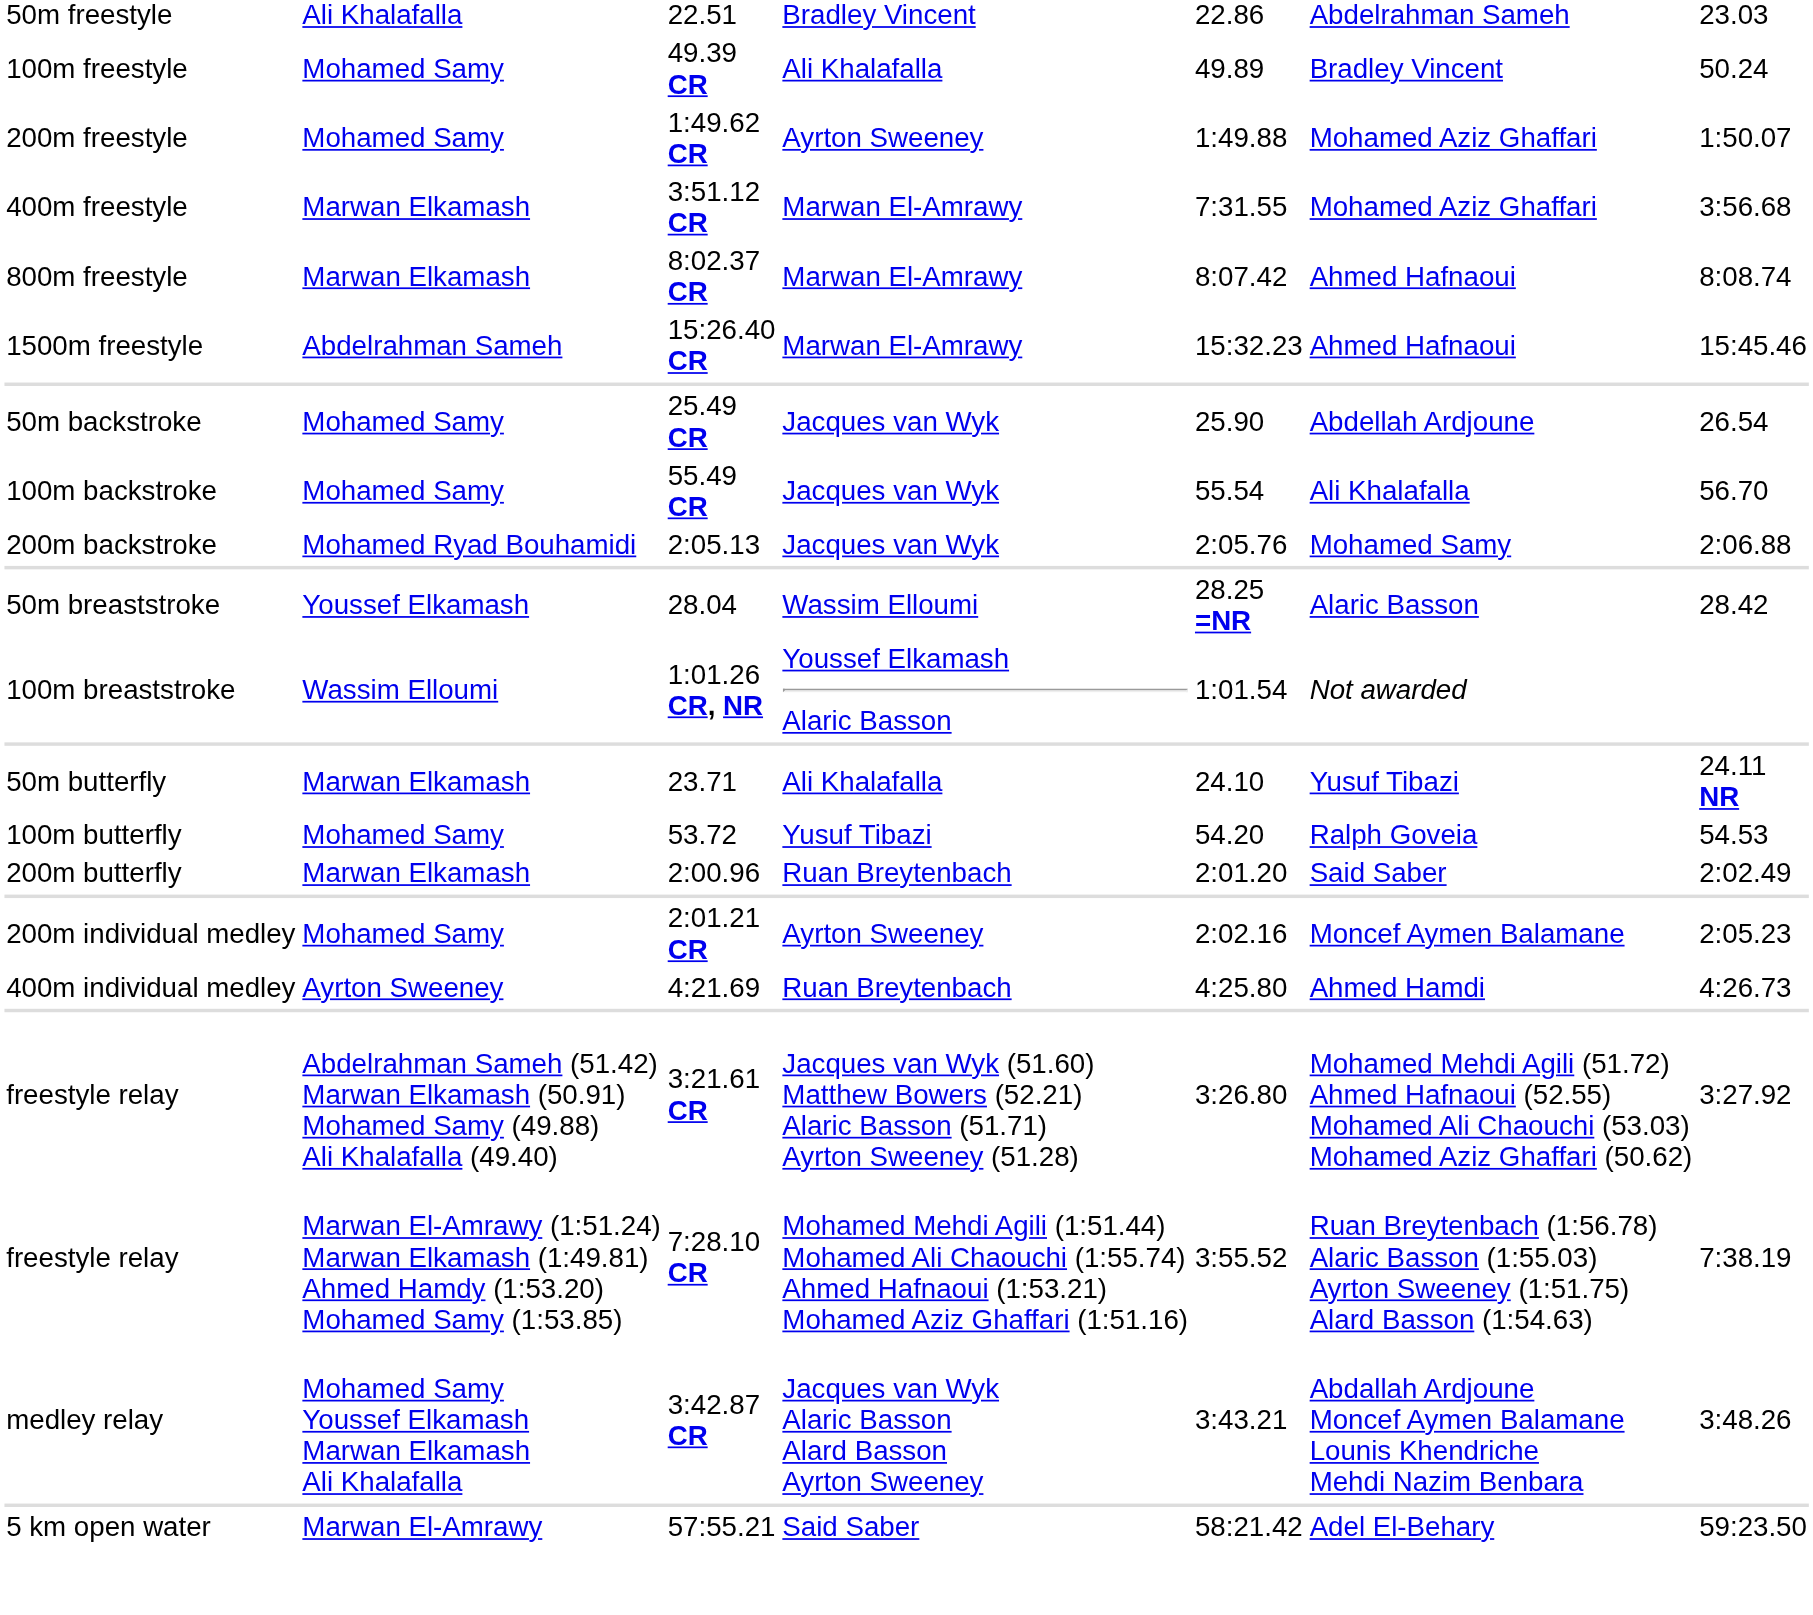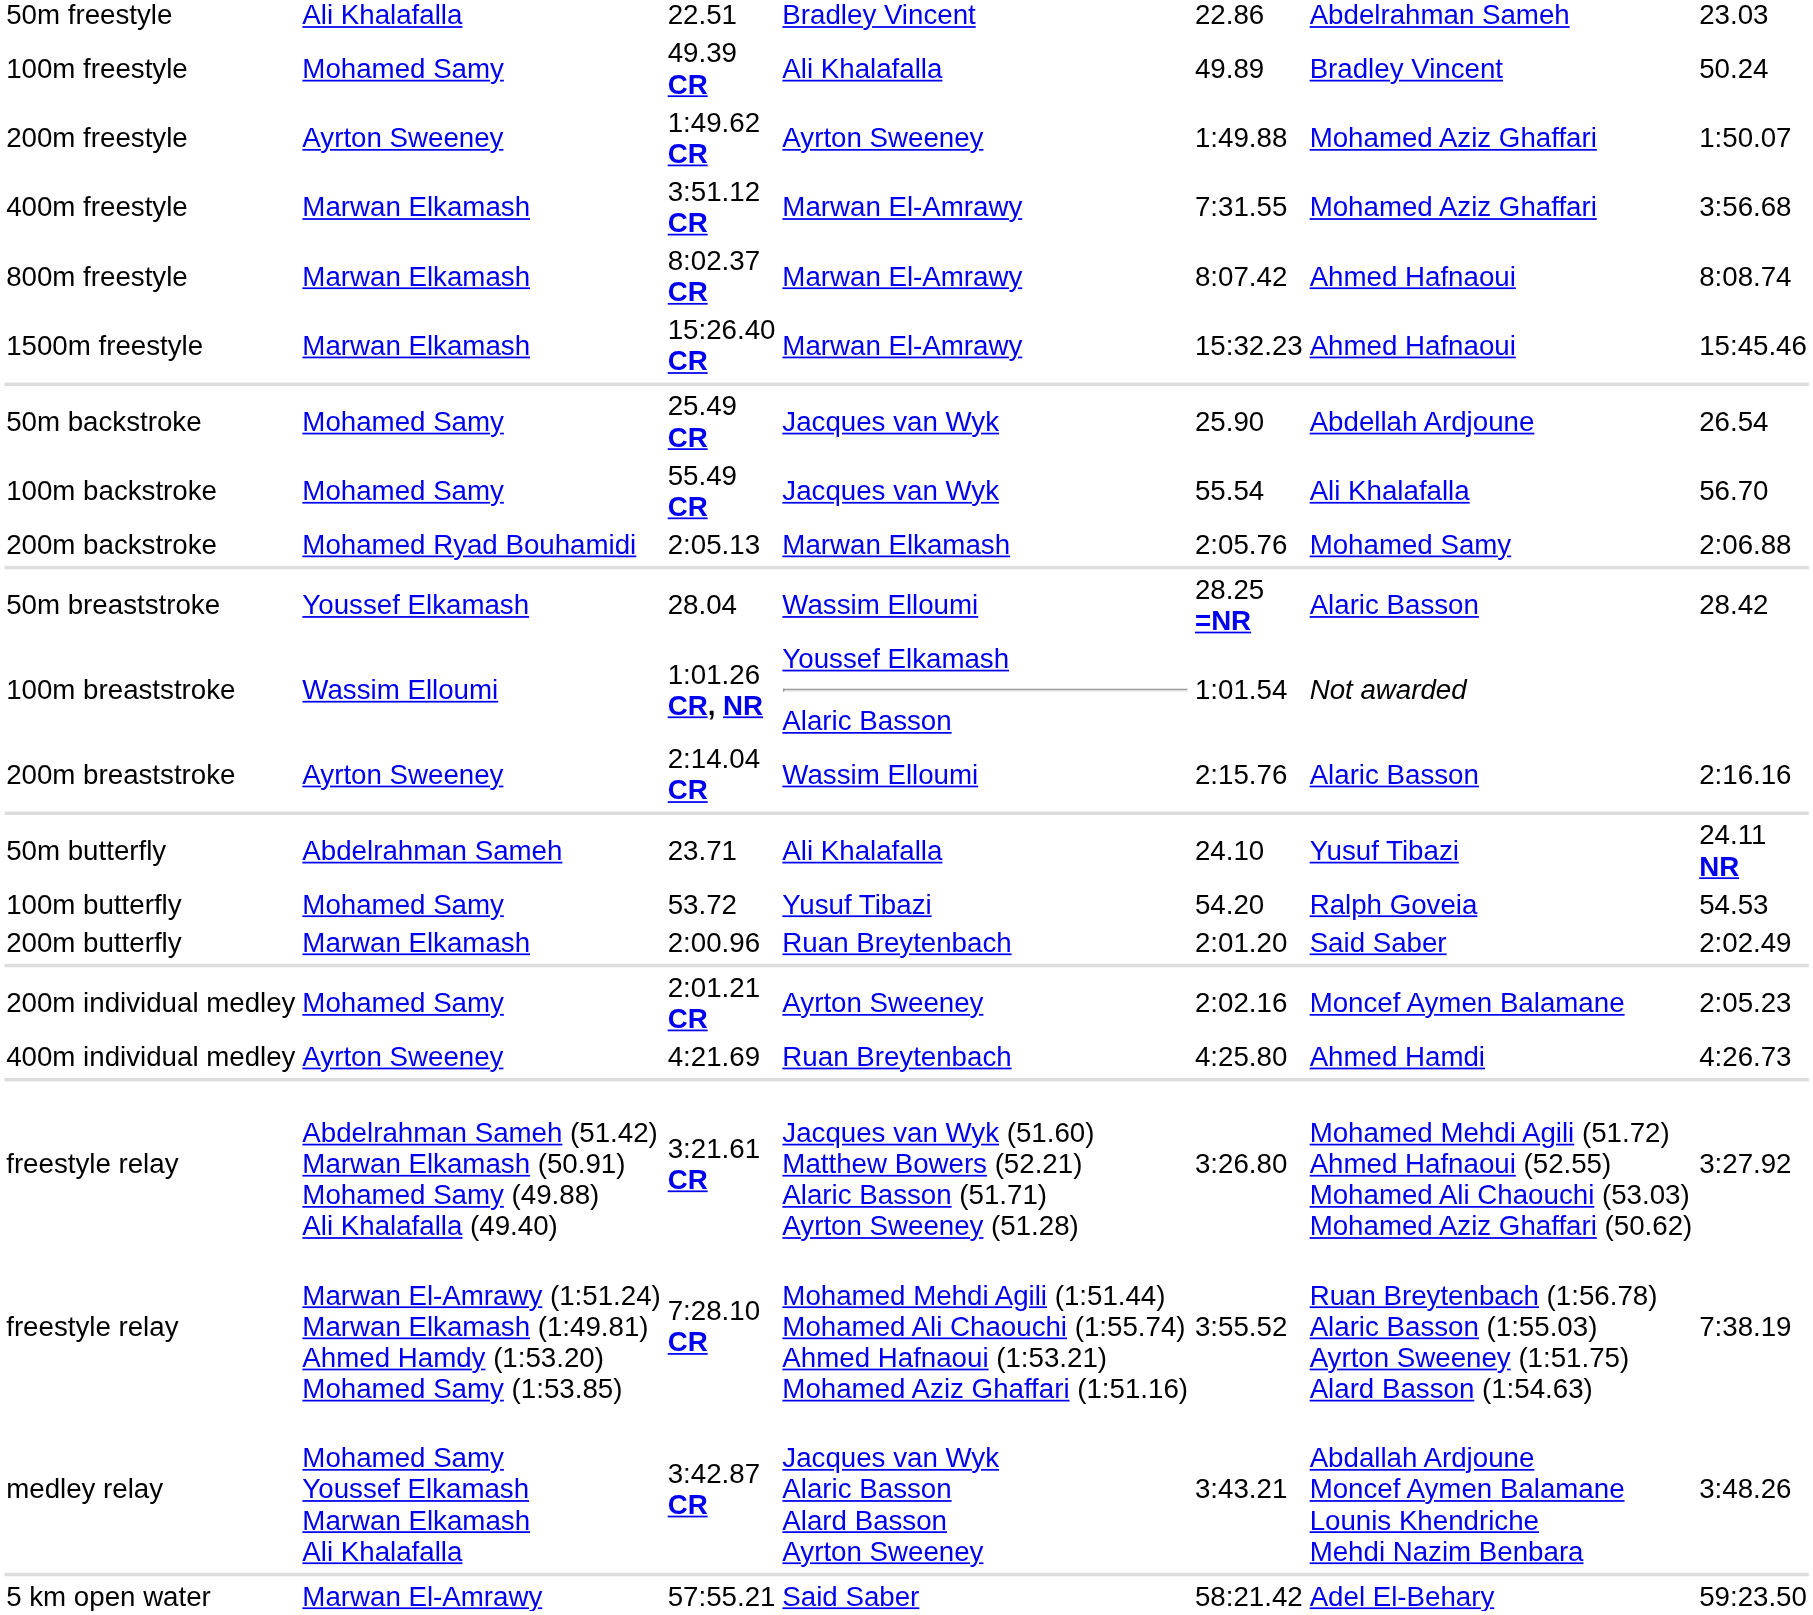(403, 138) Mohamed Samy -> (403, 138) Ayrton Sweeney
(432, 345) Abdelrahman Sameh -> (416, 345) Marwan Elkamash
(891, 544) Jacques van Wyk -> (896, 544) Marwan Elkamash
+ row: (121, 774)
(416, 781) Marwan Elkamash -> (432, 850) Abdelrahman Sameh
